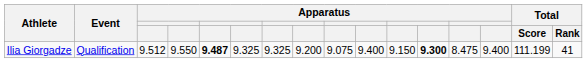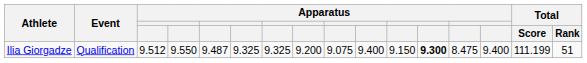(215, 50) bold -> (215, 50) normal
(567, 50) 41 -> (567, 50) 51
